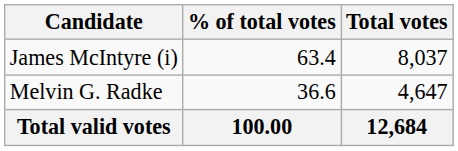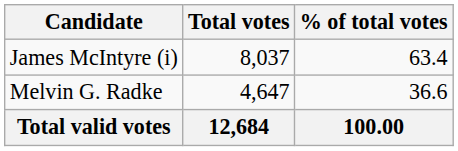columns swapped: (397, 22) <-> (262, 22)
